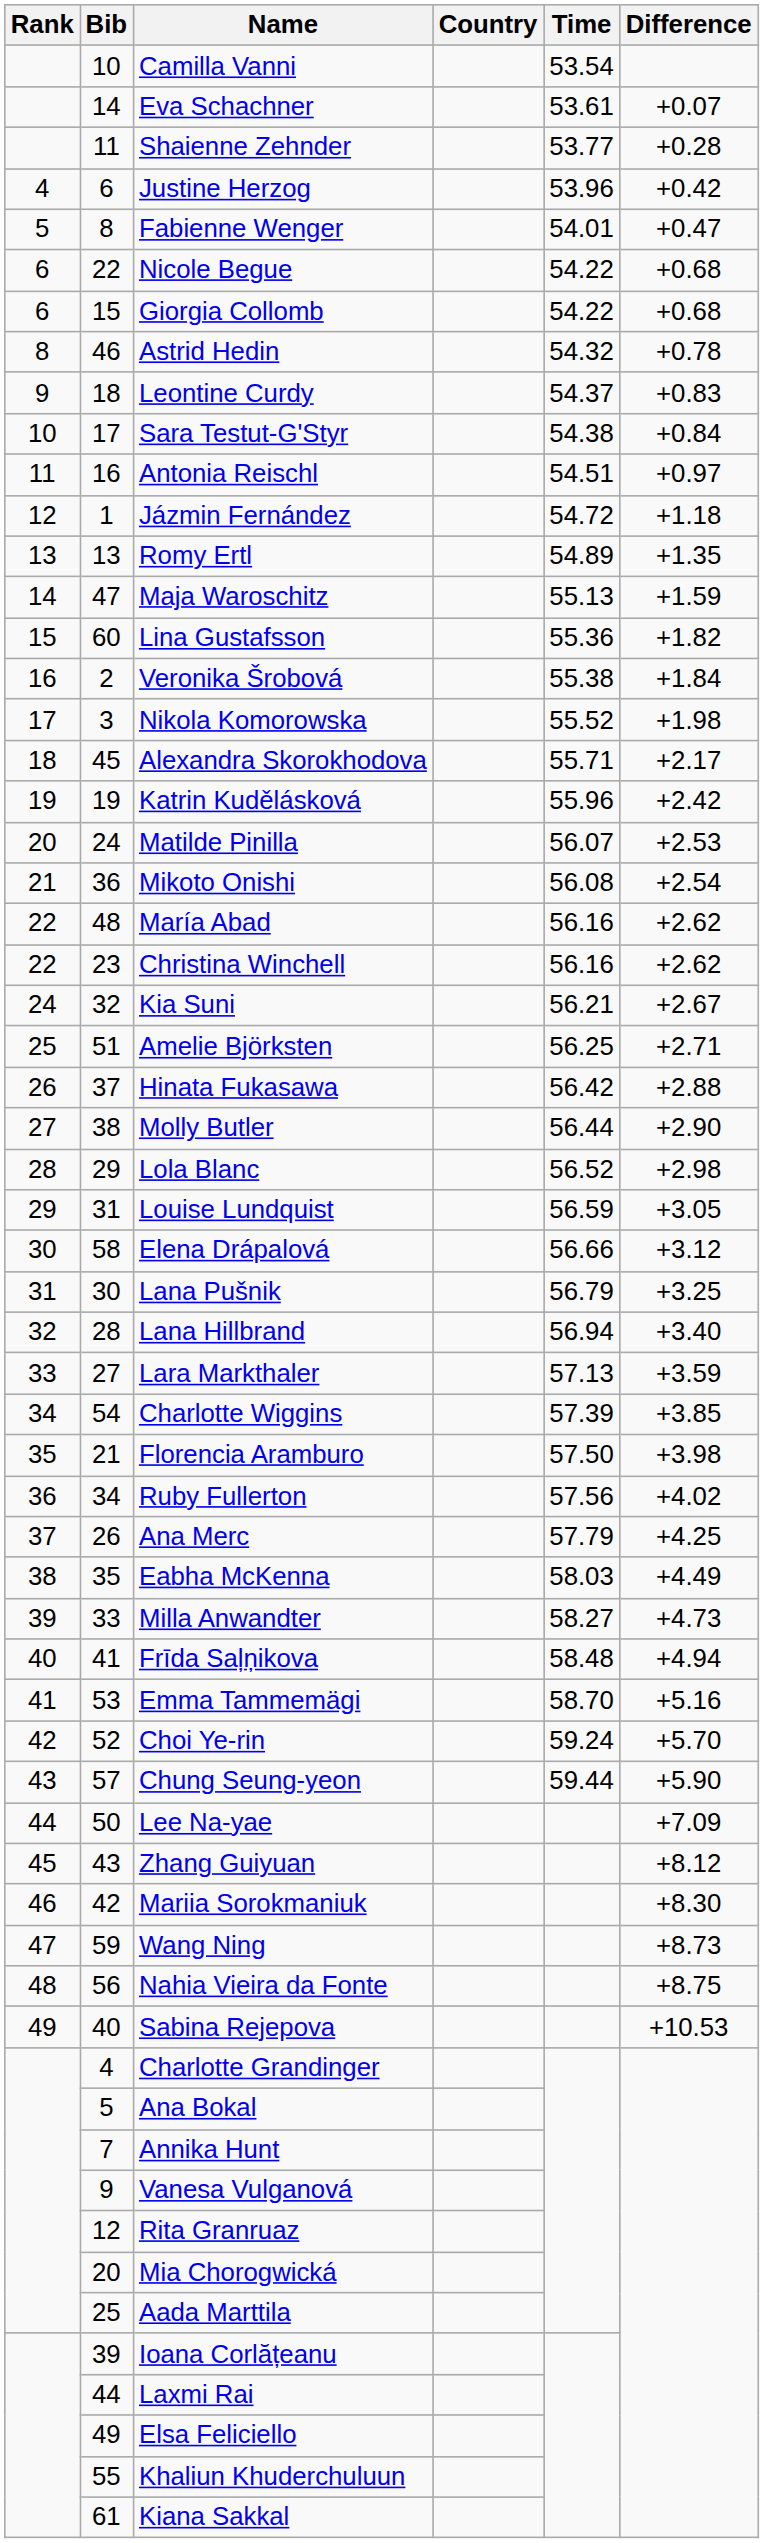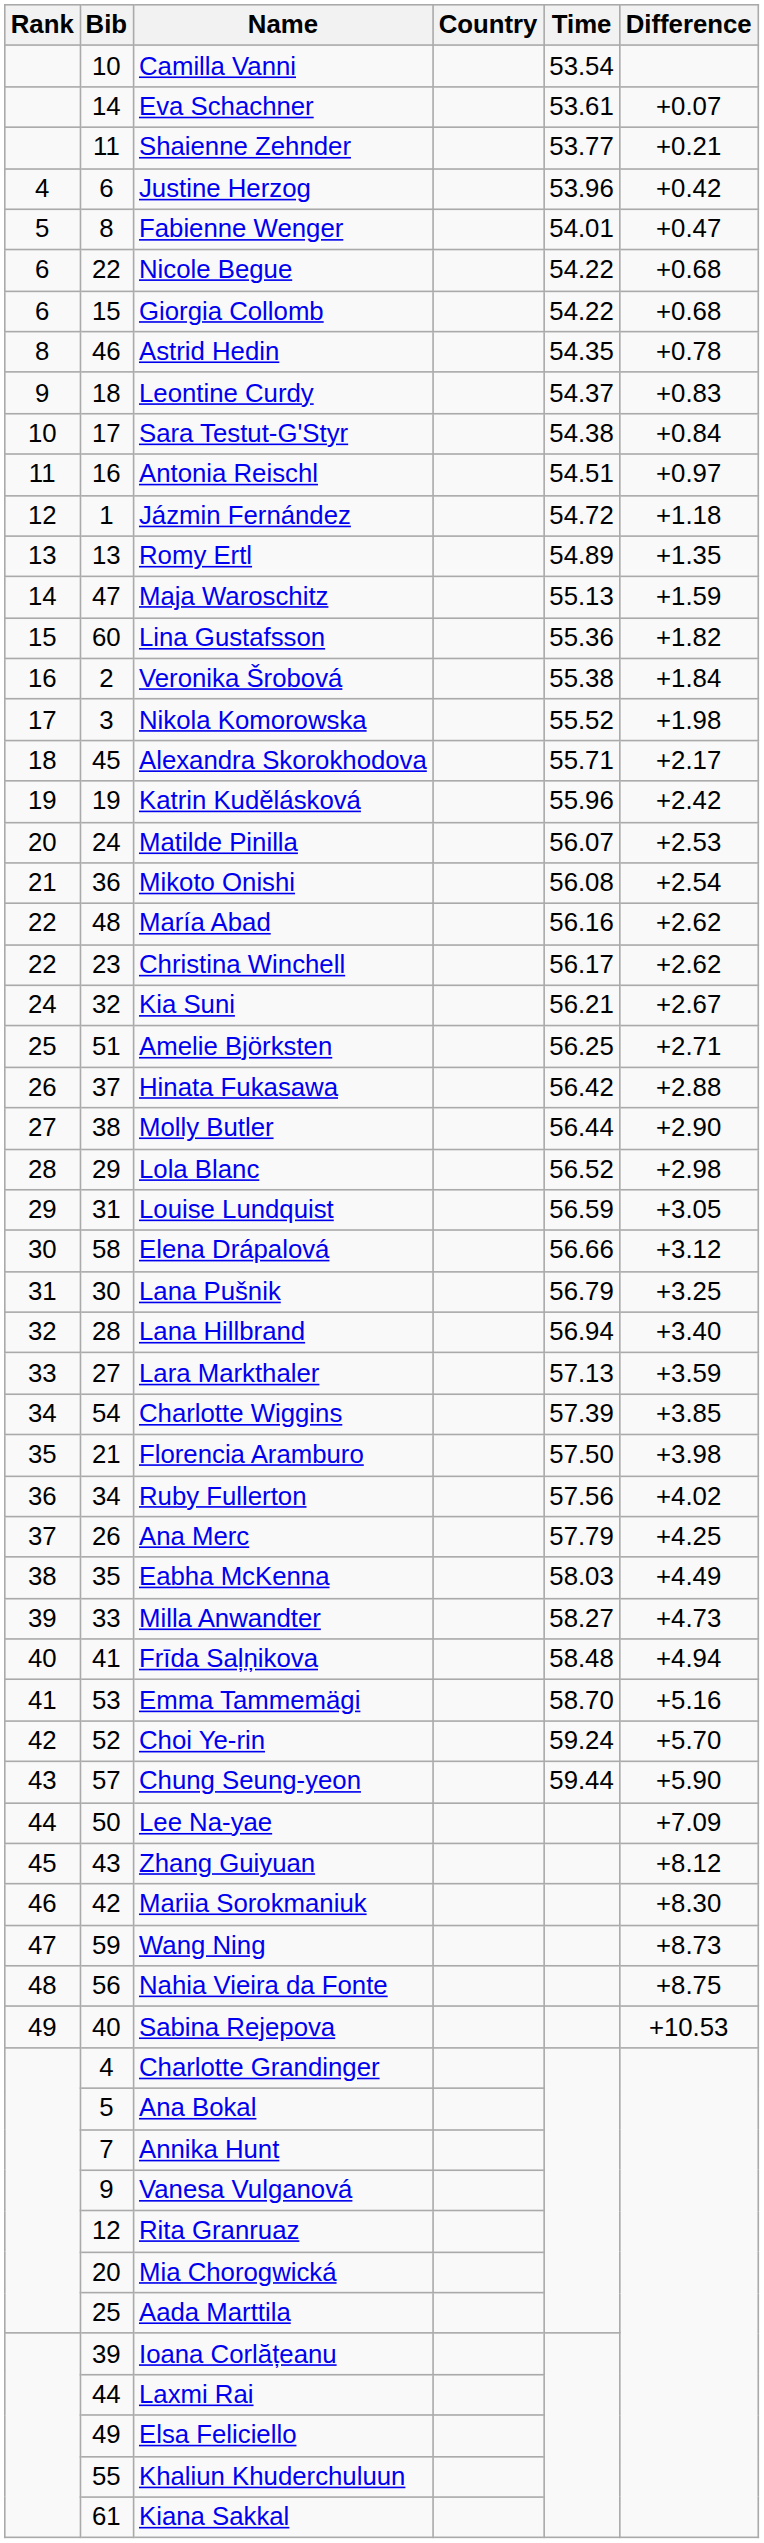(689, 147) +0.28 -> (689, 147) +0.21
(582, 351) 54.32 -> (582, 351) 54.35
(582, 964) 56.16 -> (582, 964) 56.17
